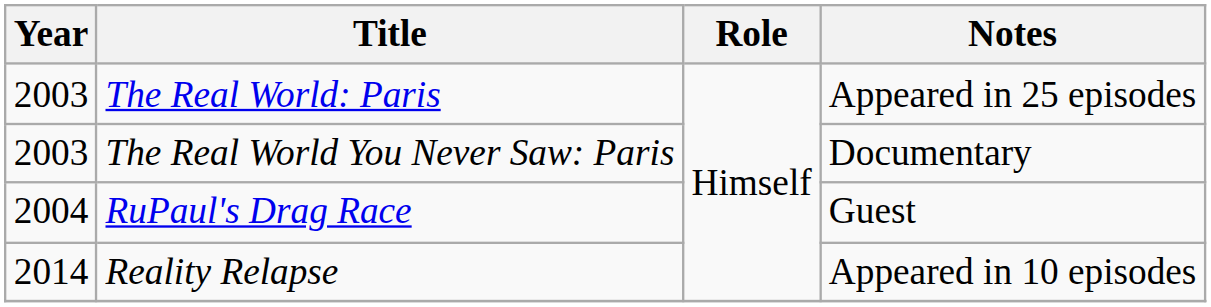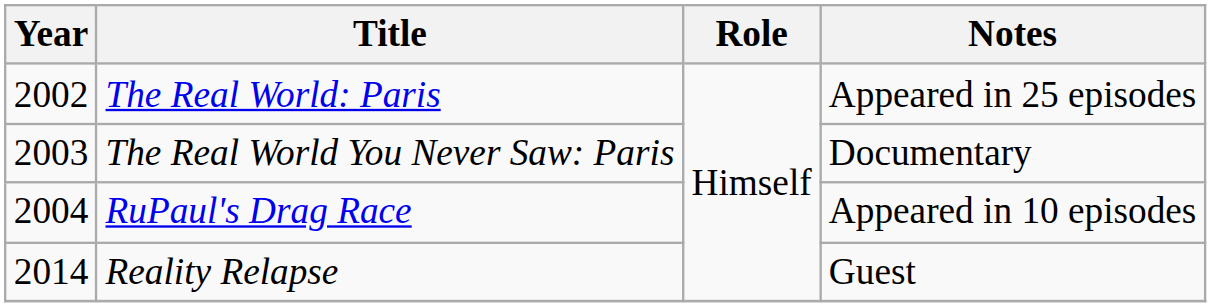(51, 93) 2003 -> (51, 93) 2002
(872, 211) Guest -> (1013, 211) Appeared in 10 episodes
(1013, 270) Appeared in 10 episodes -> (872, 270) Guest
